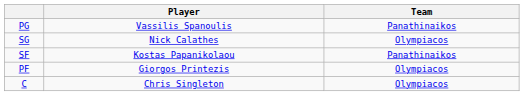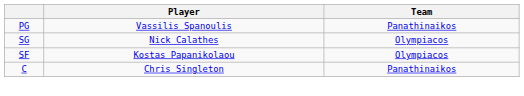(422, 55) Panathinaikos -> (422, 55) Olympiacos
- row: (24, 69)
(422, 84) Olympiacos -> (422, 69) Panathinaikos
